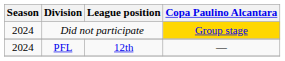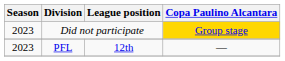(23, 30) 2024 -> (23, 30) 2023
(23, 47) 2024 -> (23, 47) 2023
